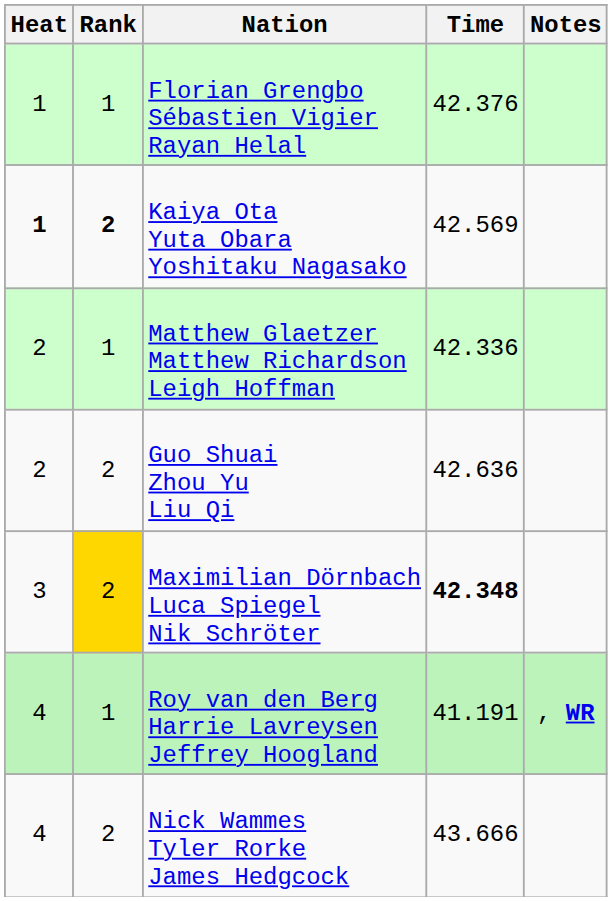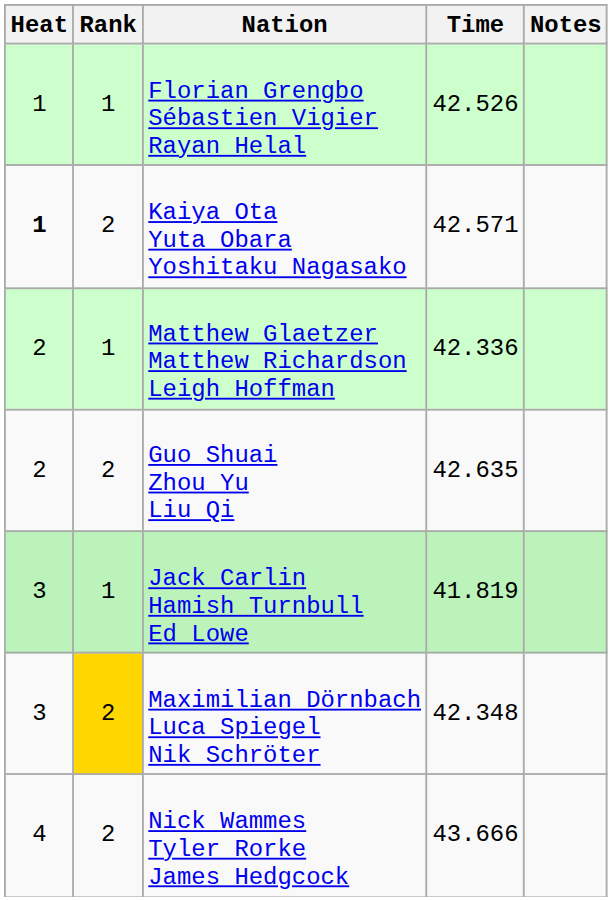(475, 105) 42.376 -> (475, 105) 42.526
(108, 227) bold -> (108, 227) normal
(475, 227) 42.569 -> (475, 227) 42.571
(475, 470) 42.636 -> (475, 470) 42.635
+ row: (256, 606)
(475, 592) bold -> (475, 714) normal
- row: (263, 728)
